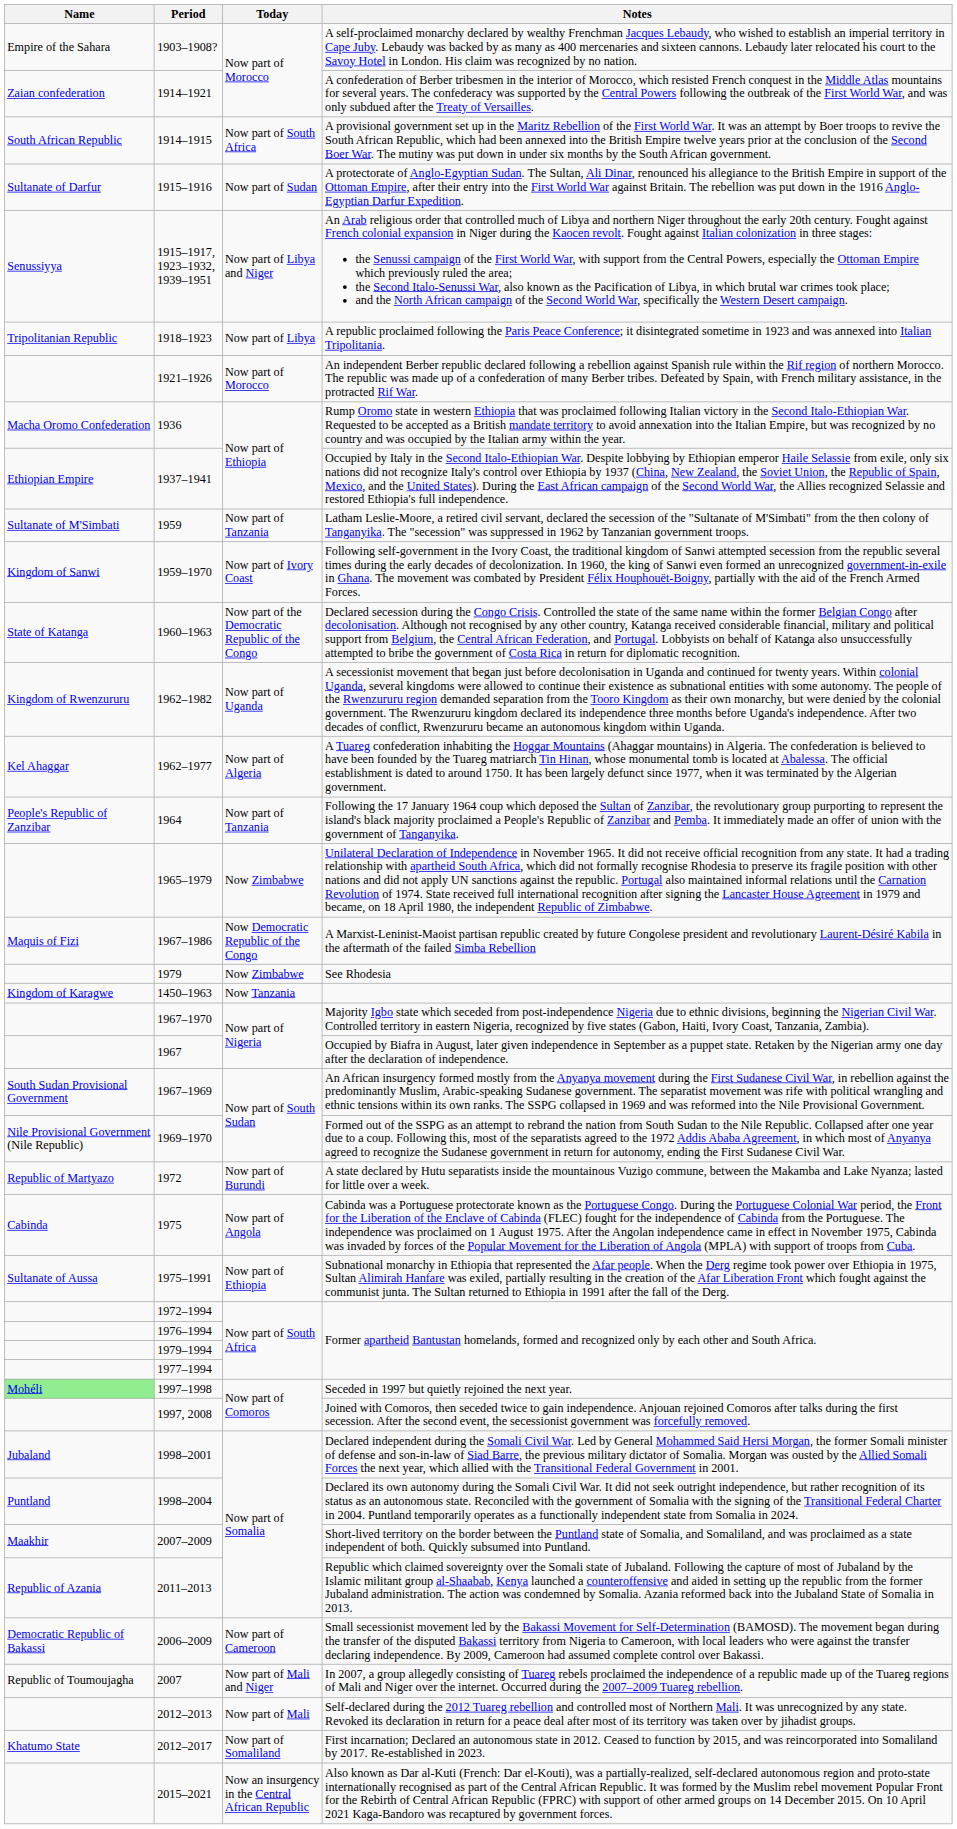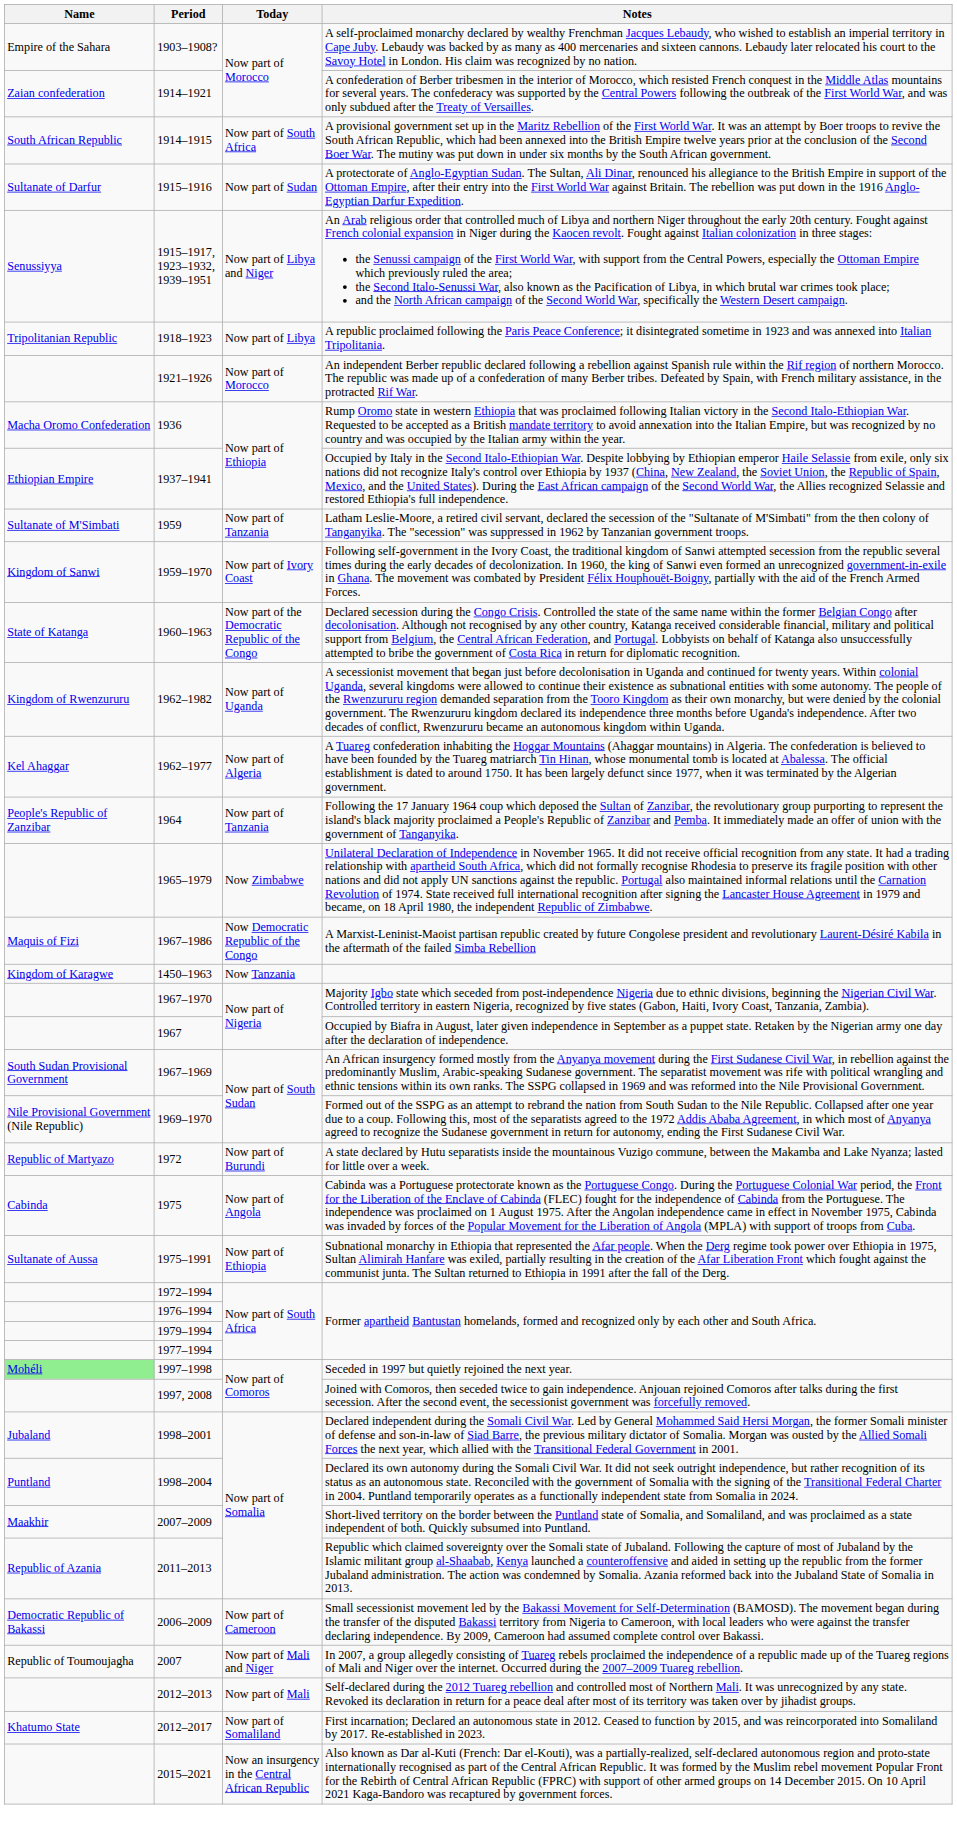- row: (169, 973)
